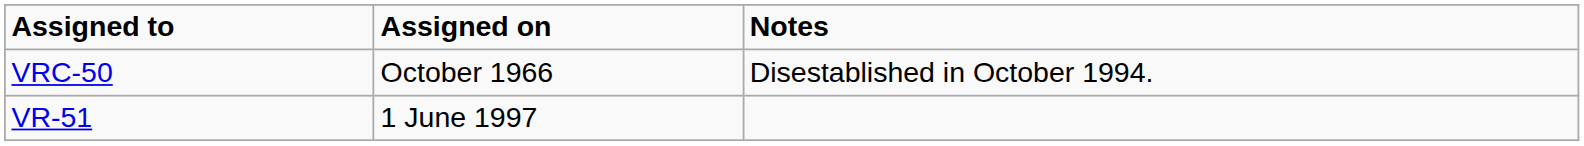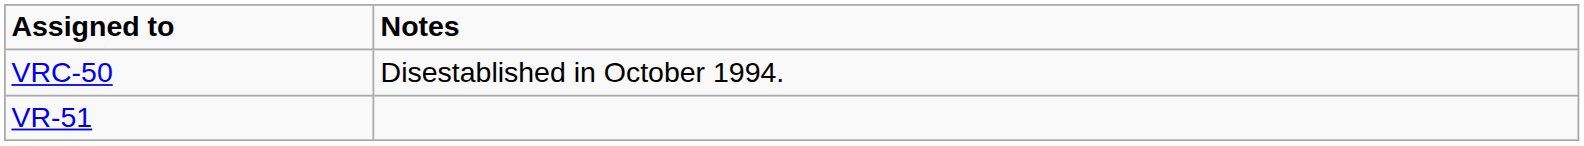- column: (466, 27)
